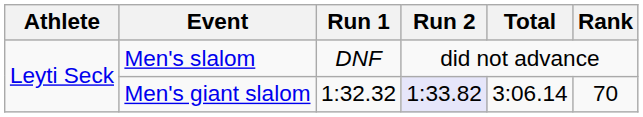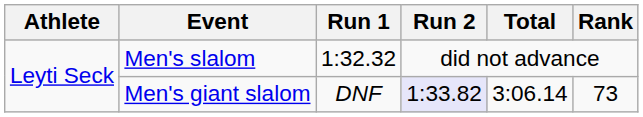(359, 58) DNF -> (359, 58) 1:32.32
(359, 93) 1:32.32 -> (359, 93) DNF
(606, 93) 70 -> (606, 93) 73
